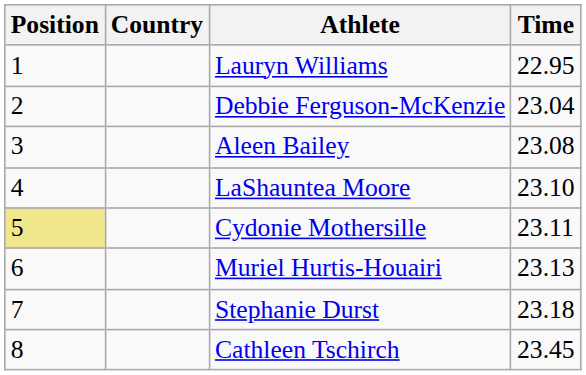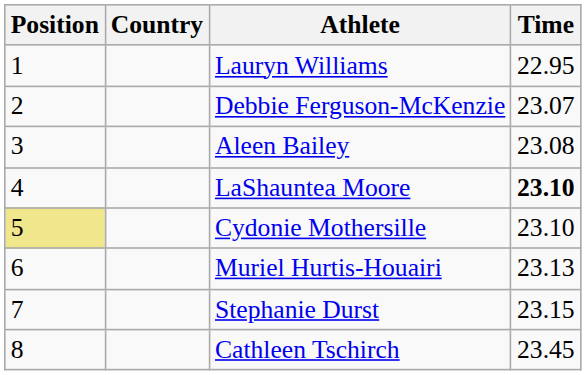(546, 106) 23.04 -> (546, 106) 23.07
(546, 187) normal -> (546, 187) bold
(545, 227) 23.11 -> (546, 227) 23.10
(546, 308) 23.18 -> (546, 308) 23.15
